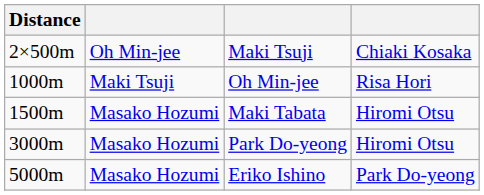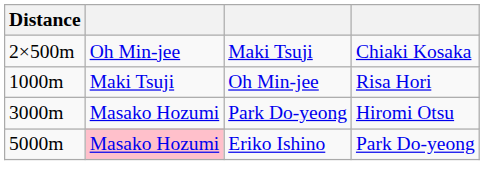- row: (277, 112)
(154, 174) no background -> (154, 143) pink background
